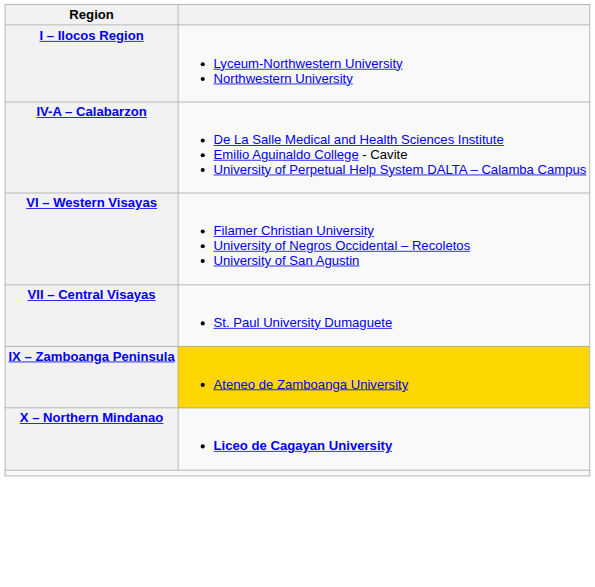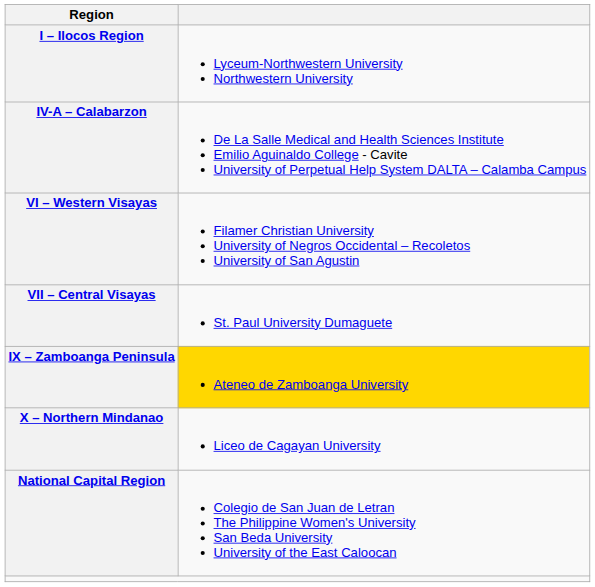(384, 446) bold -> (384, 446) normal
+ row: (92, 480)
